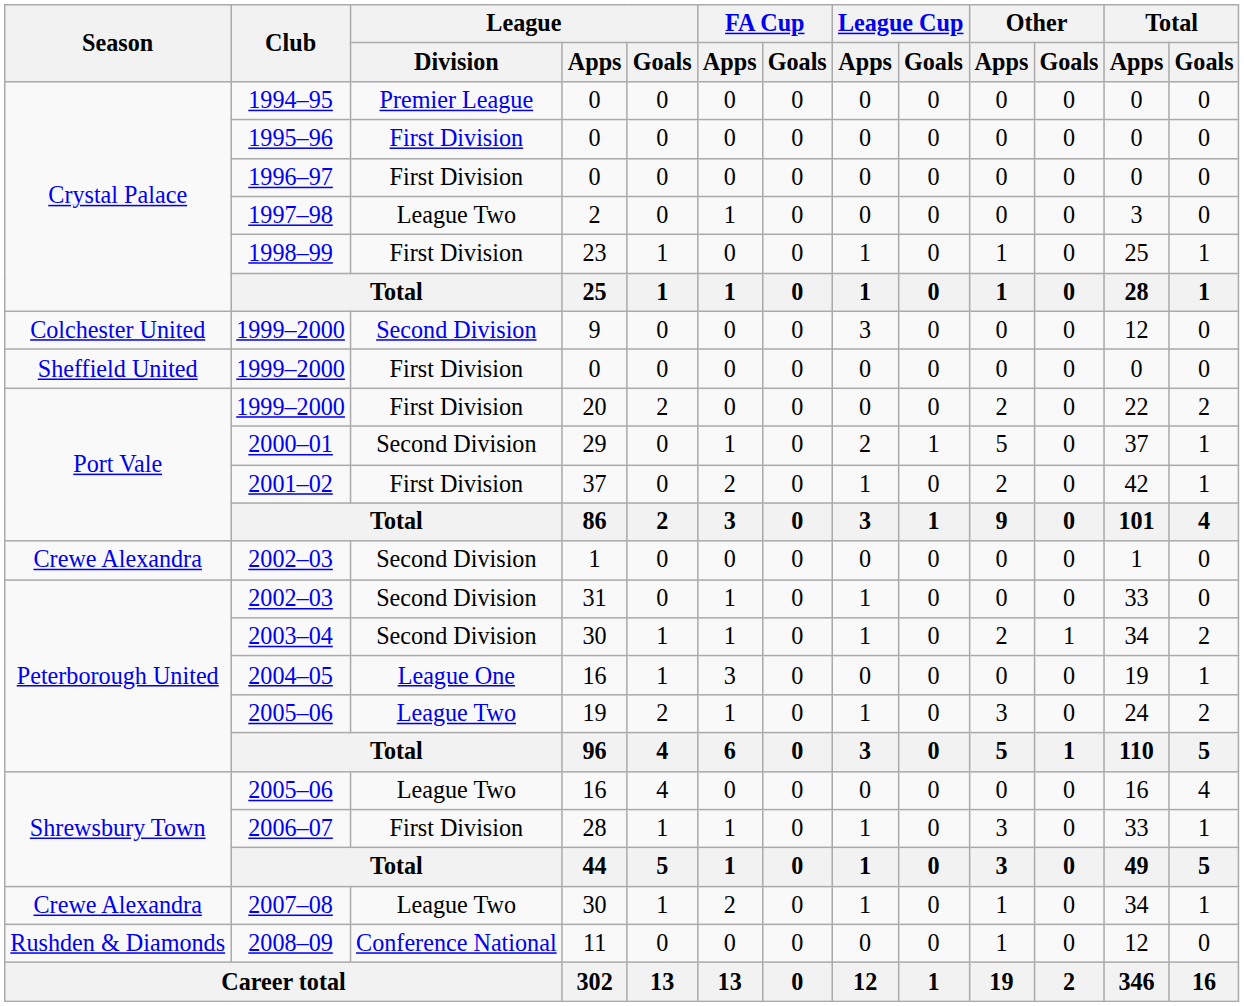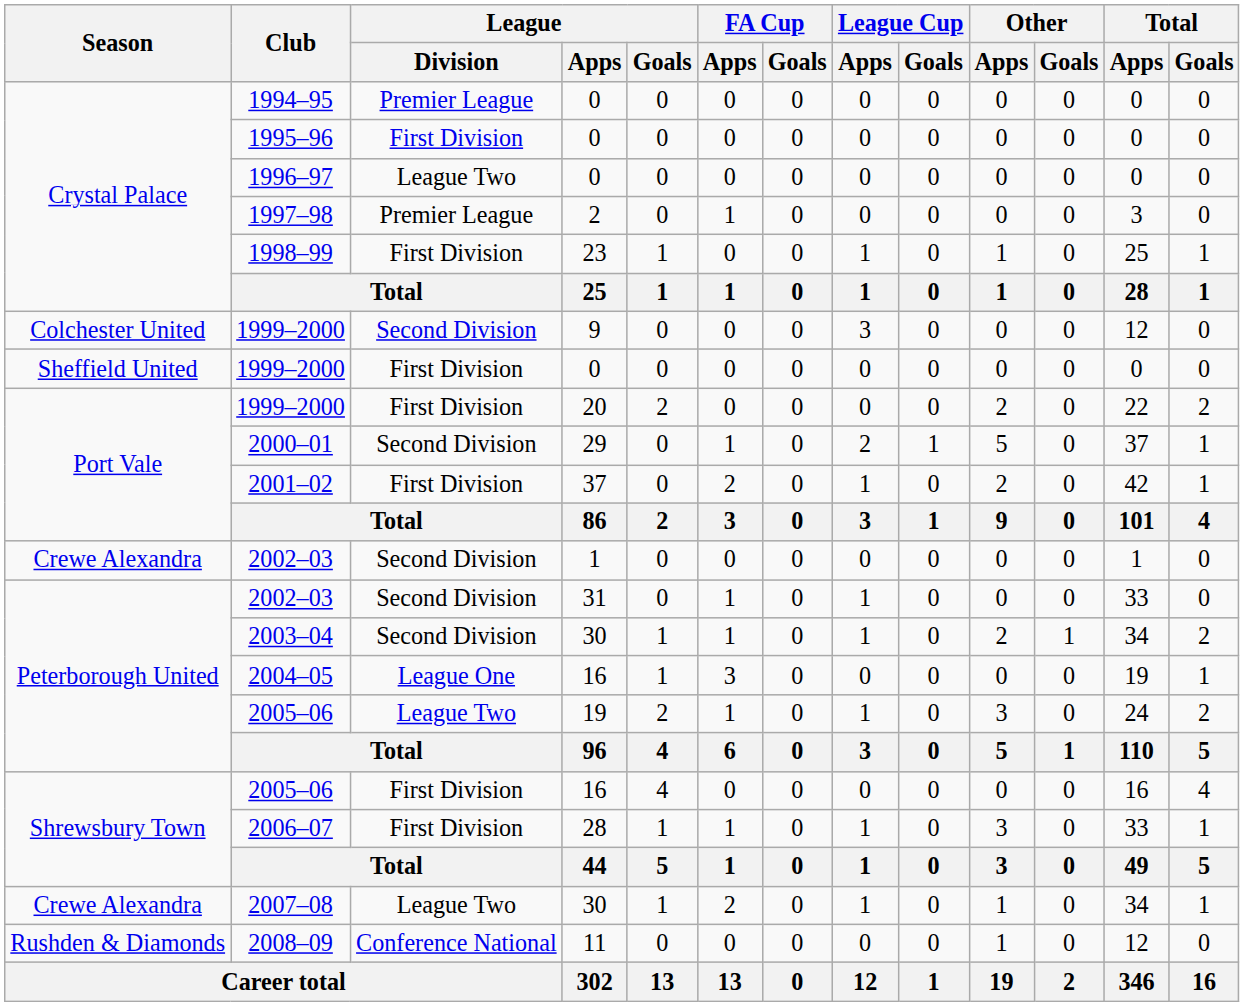(456, 176) First Division -> (456, 176) League Two
(456, 215) League Two -> (456, 215) Premier League
(456, 789) League Two -> (456, 789) First Division
